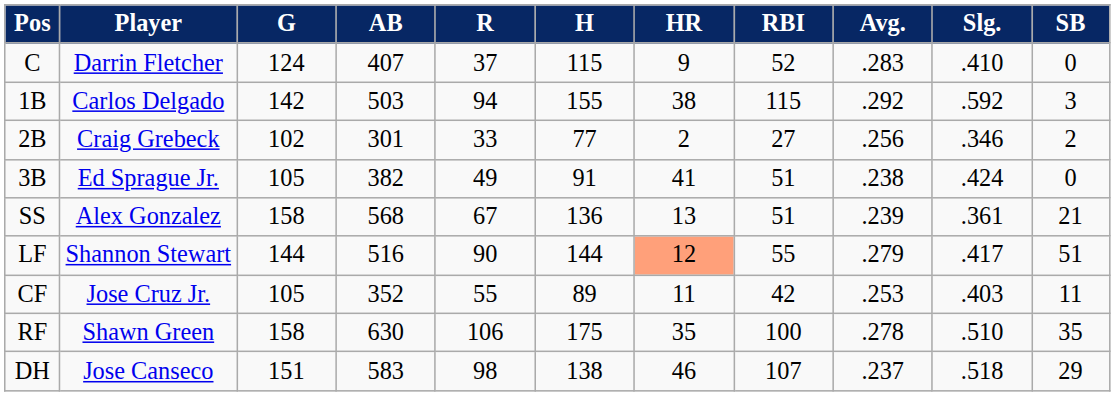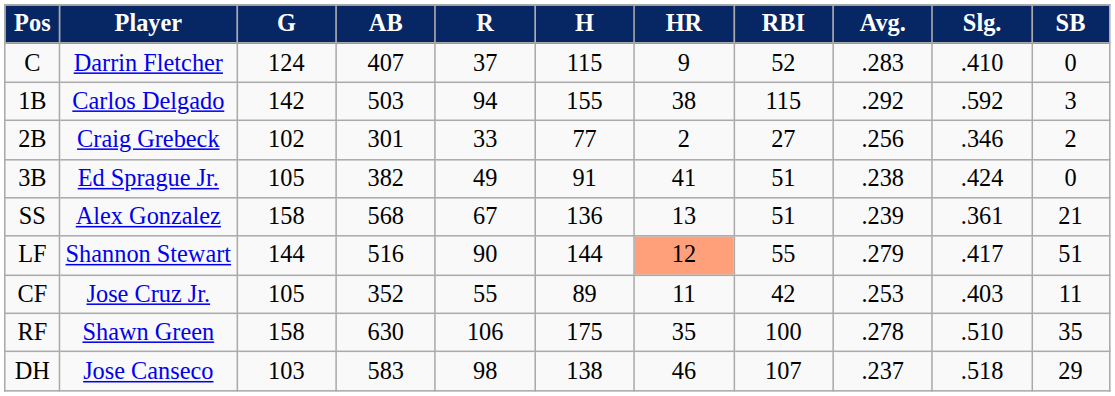(286, 370) 151 -> (286, 370) 103
